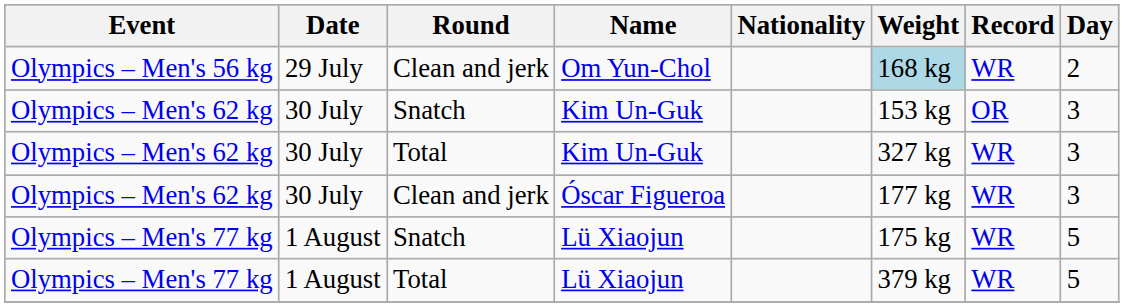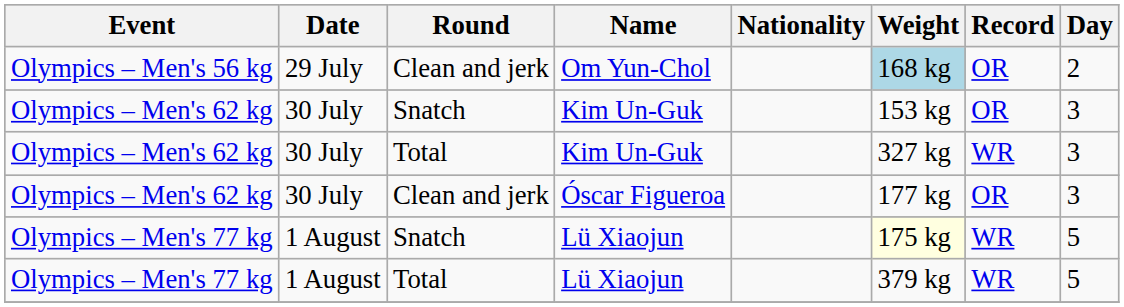(993, 68) WR -> (990, 68) OR
(993, 195) WR -> (990, 195) OR
(914, 237) no background -> (914, 237) lightyellow background
